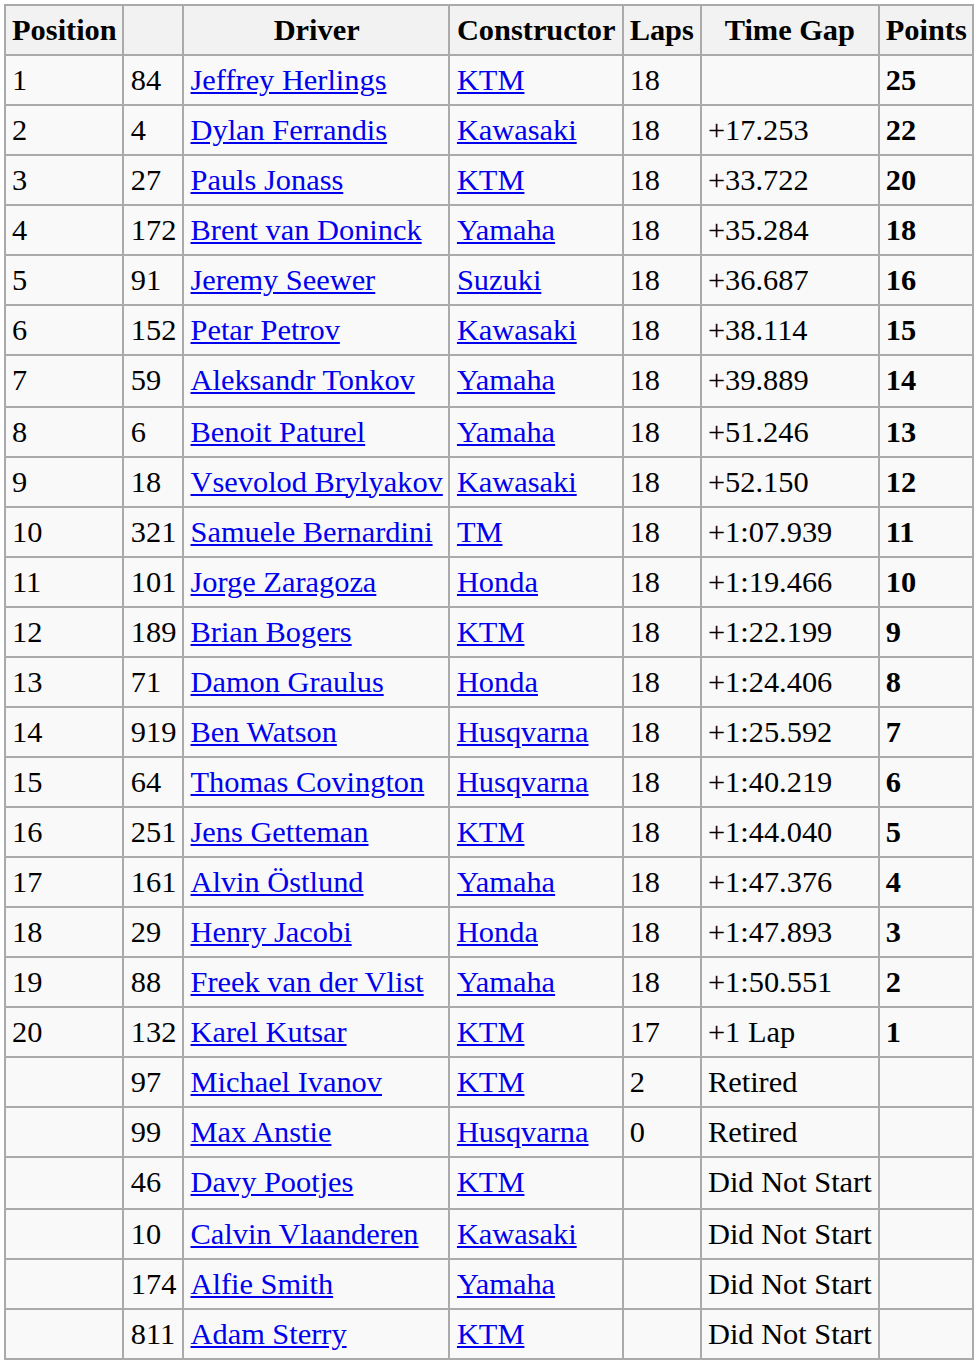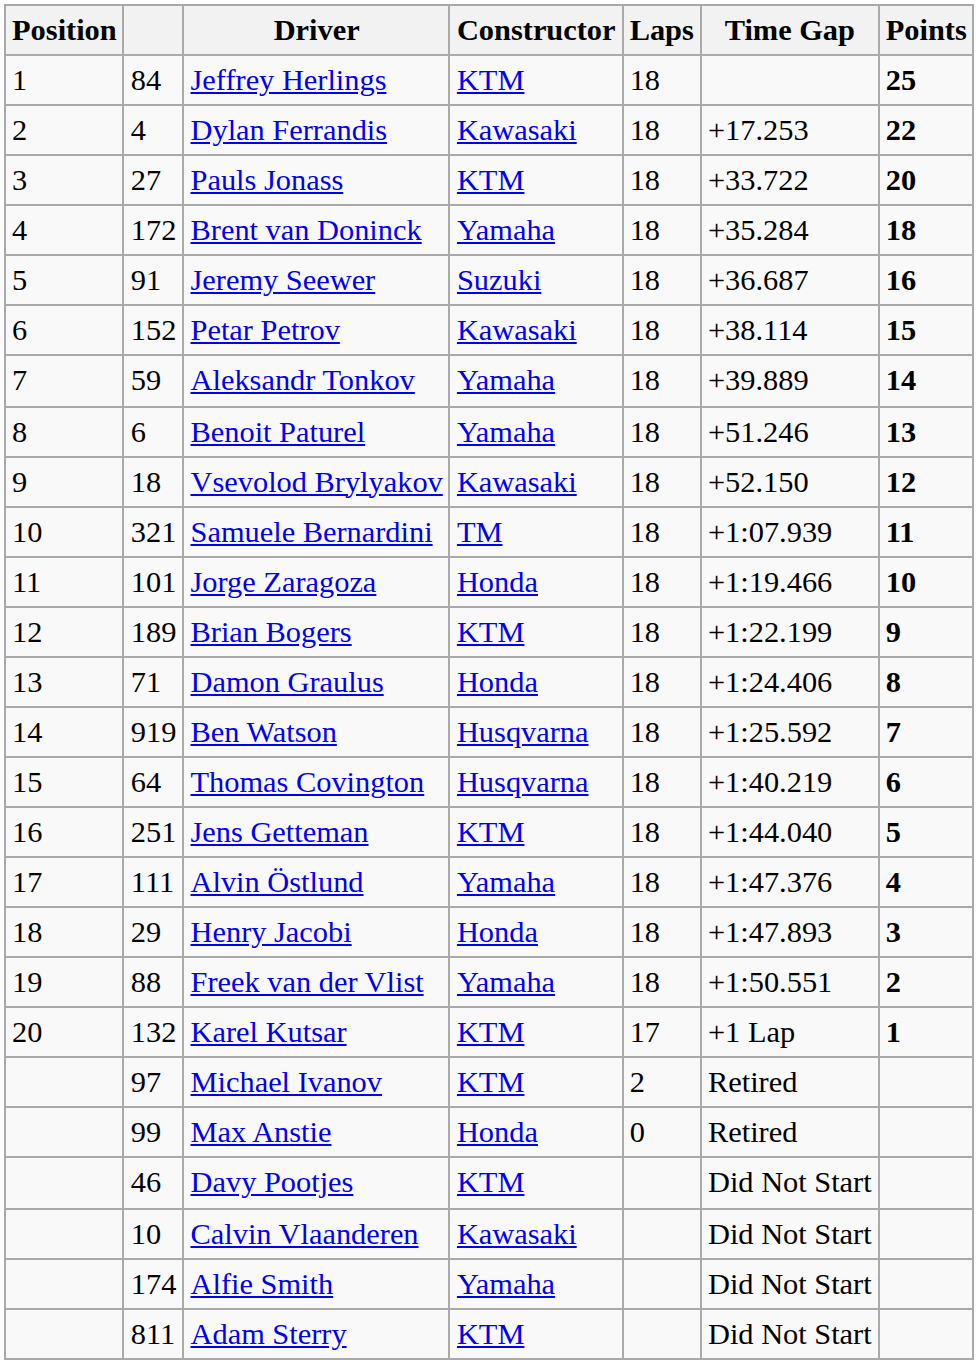(154, 881) 161 -> (152, 881) 111
(523, 1132) Husqvarna -> (497, 1132) Honda
